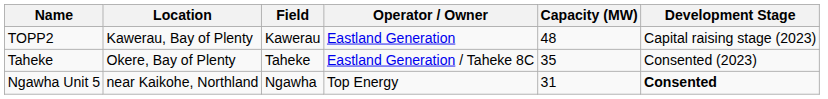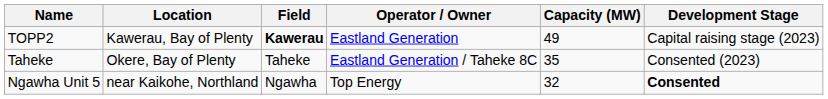(293, 37) normal -> (294, 37) bold
(548, 37) 48 -> (552, 37) 49
(548, 82) 31 -> (552, 82) 32
